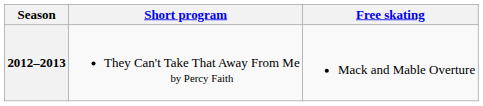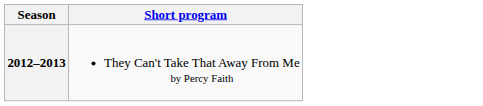- column: (390, 14)
